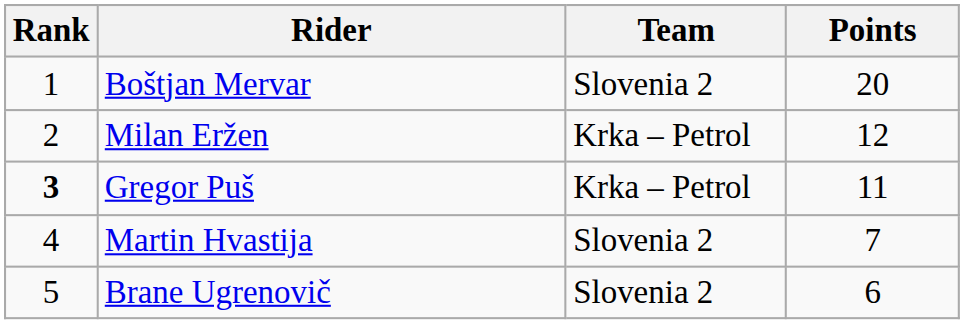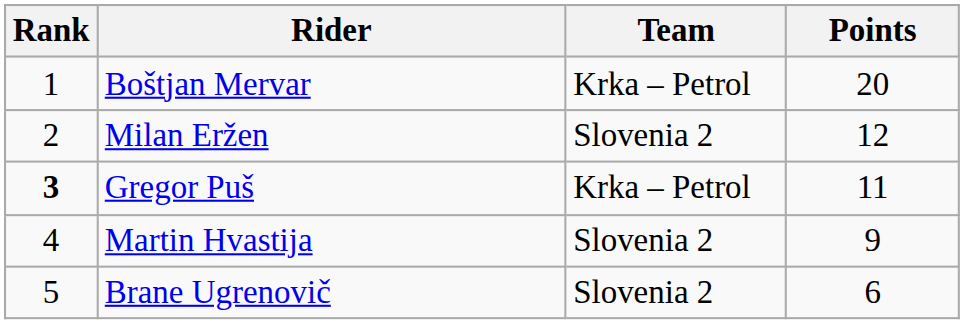(643, 82) Slovenia 2 -> (662, 82) Krka – Petrol
(662, 135) Krka – Petrol -> (643, 135) Slovenia 2
(873, 239) 7 -> (873, 239) 9
